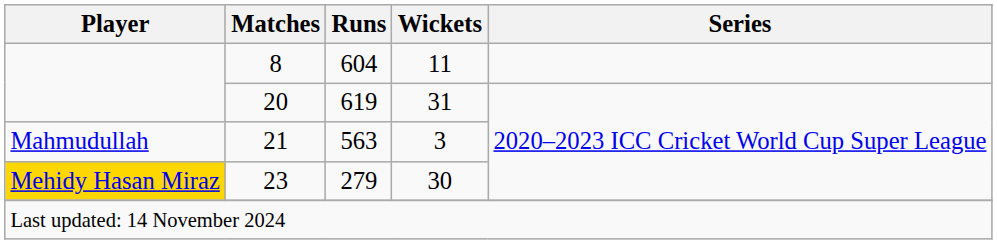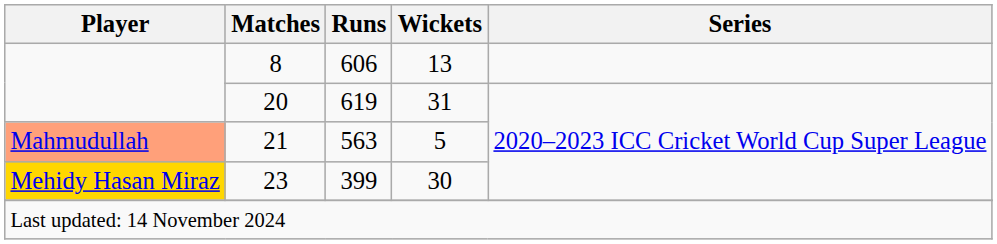(359, 63) 604 -> (359, 63) 606
(440, 63) 11 -> (440, 63) 13
(80, 141) no background -> (80, 141) lightsalmon background
(440, 141) 3 -> (440, 141) 5
(359, 180) 279 -> (359, 180) 399
